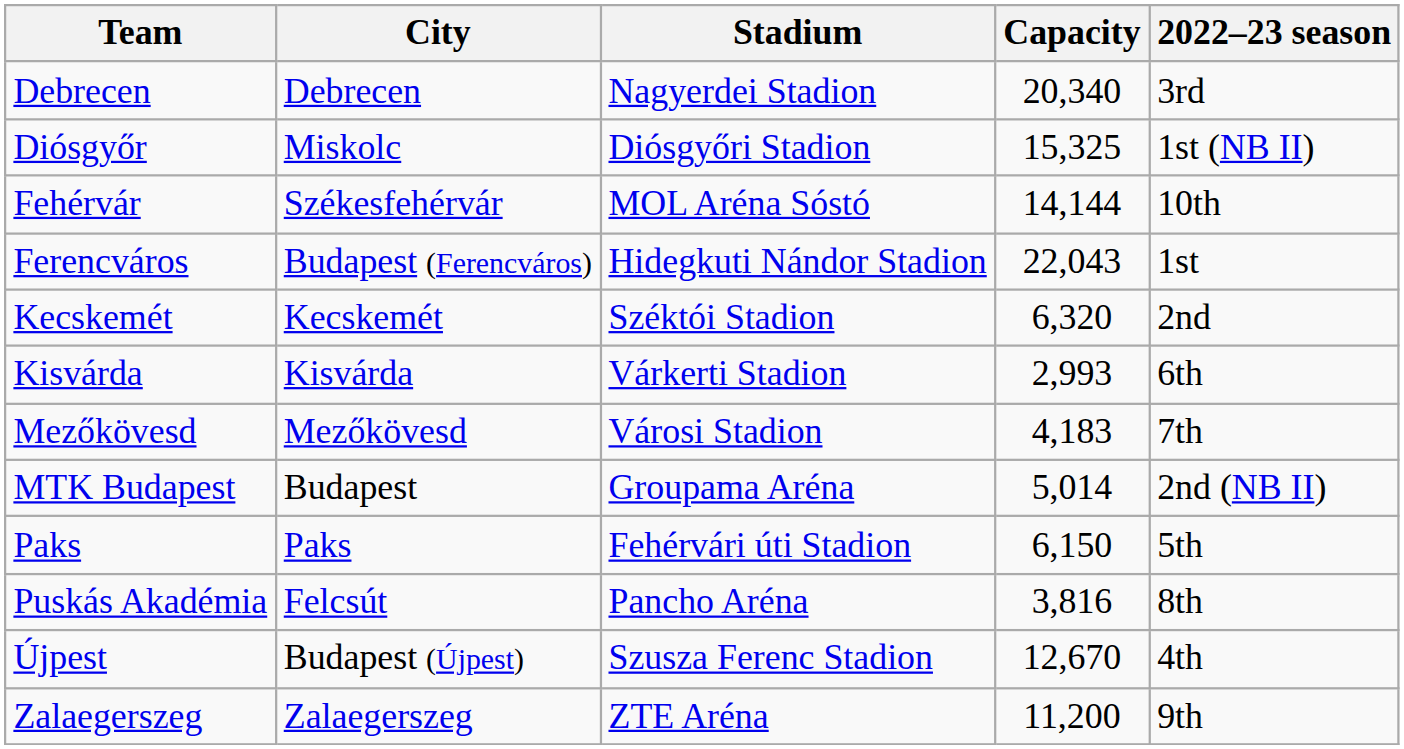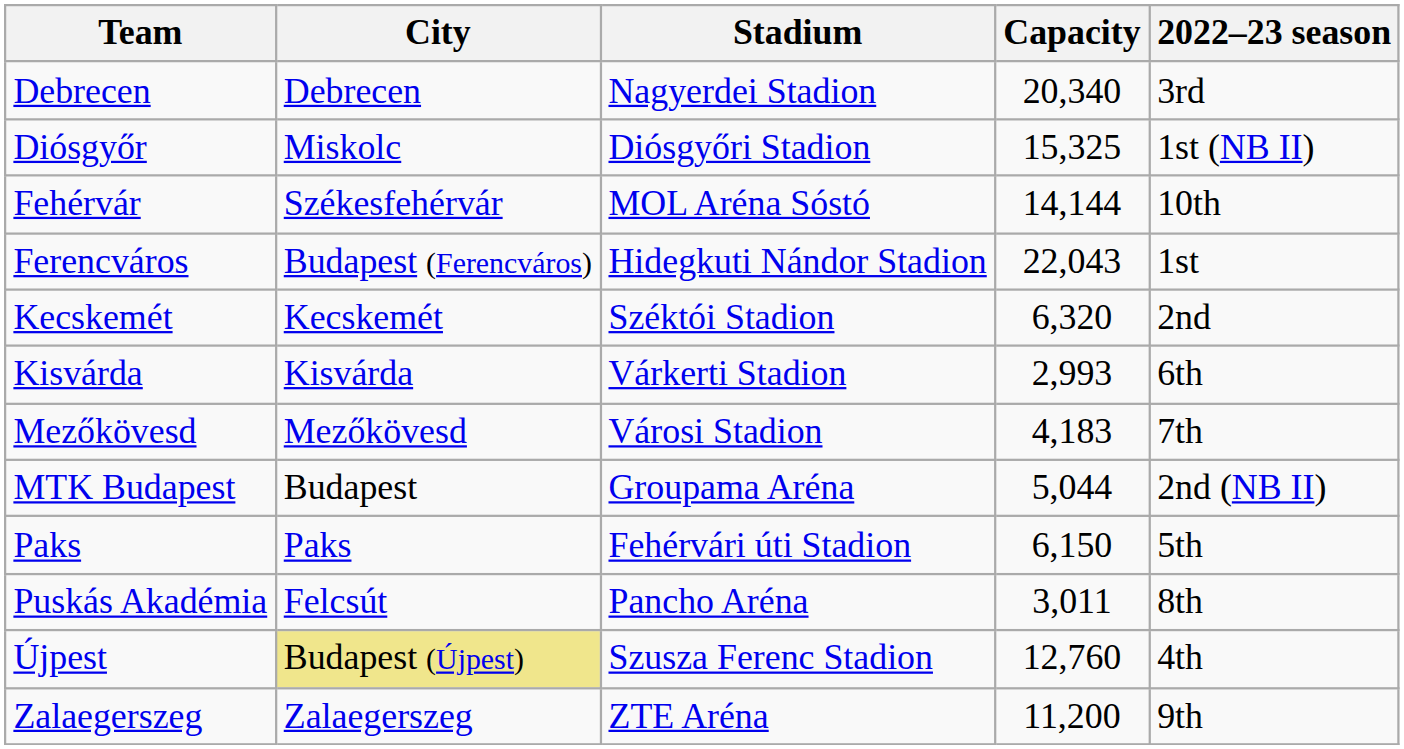(1072, 487) 5,014 -> (1072, 487) 5,044
(1072, 601) 3,816 -> (1072, 601) 3,011
(404, 658) no background -> (404, 658) khaki background
(1072, 658) 12,670 -> (1072, 658) 12,760
